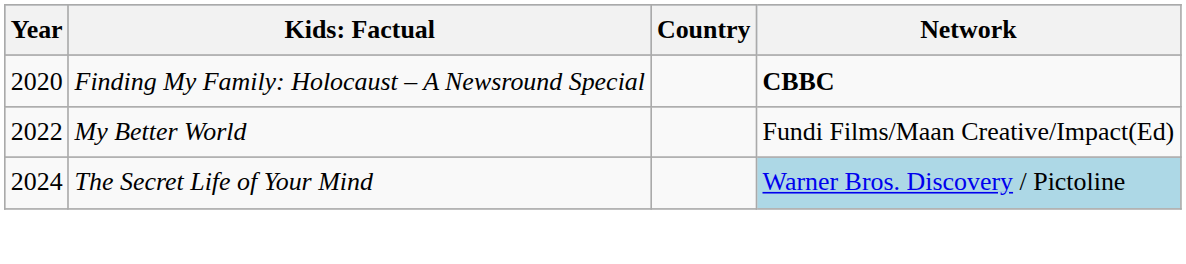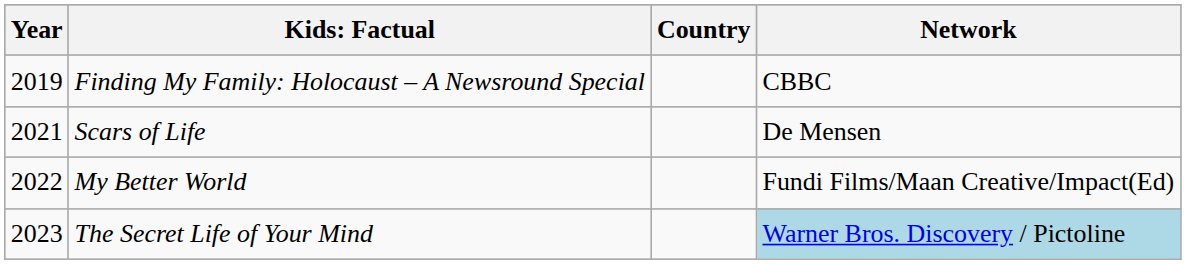(37, 80) 2020 -> (37, 80) 2019
(798, 80) bold -> (797, 80) normal
+ row: (140, 131)
(37, 182) 2024 -> (37, 233) 2023
